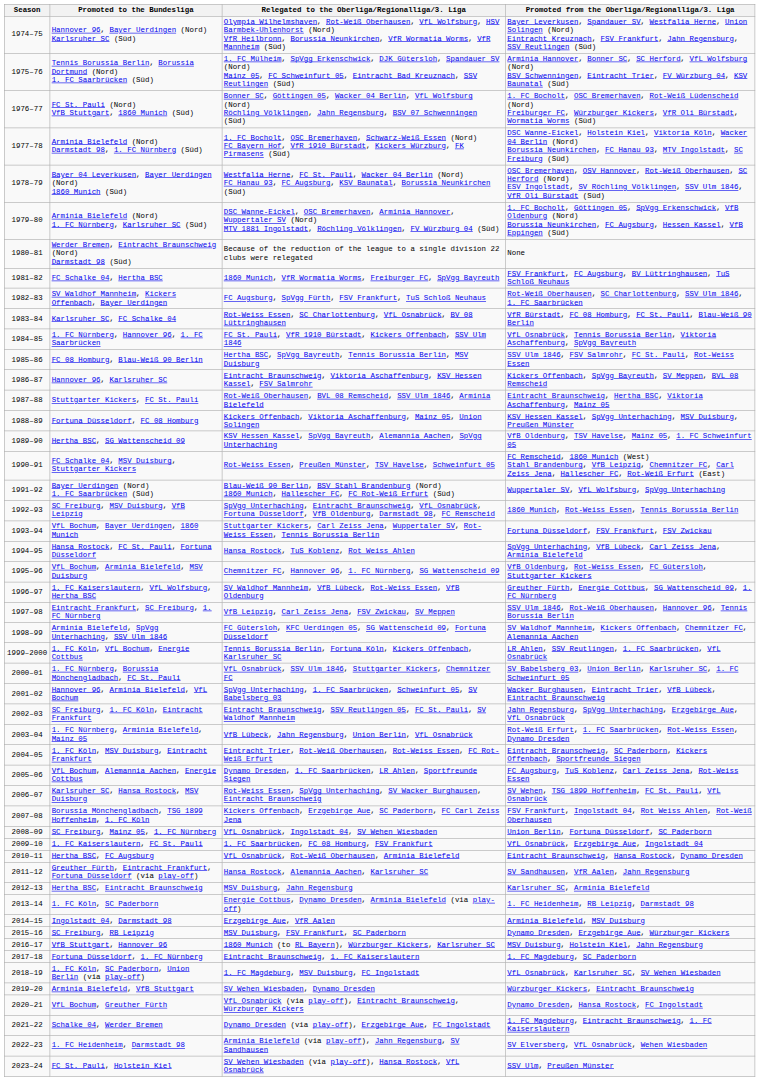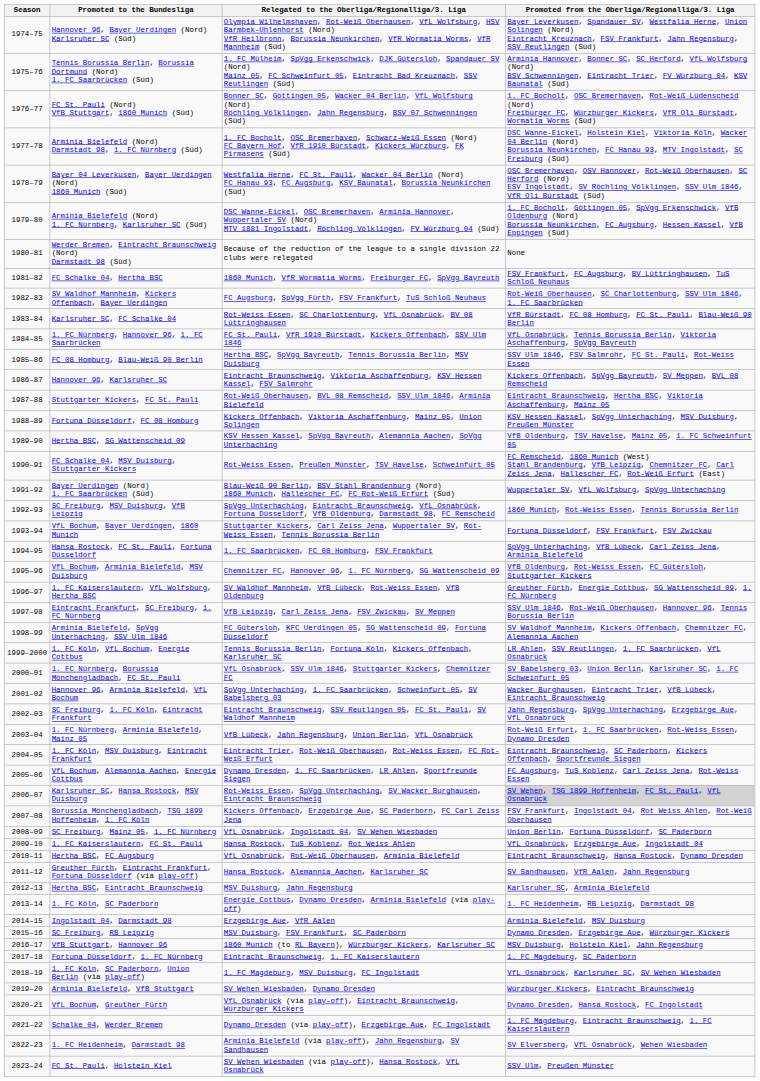(319, 552) Hansa Rostock, TuS Koblenz, Rot Weiss Ahlen -> (328, 552) 1. FC Saarbrücken, FC 08 Homburg, FSV Frankfurt
(614, 796) no background -> (614, 796) lightgrey background
(328, 844) 1. FC Saarbrücken, FC 08 Homburg, FSV Frankfurt -> (319, 844) Hansa Rostock, TuS Koblenz, Rot Weiss Ahlen
